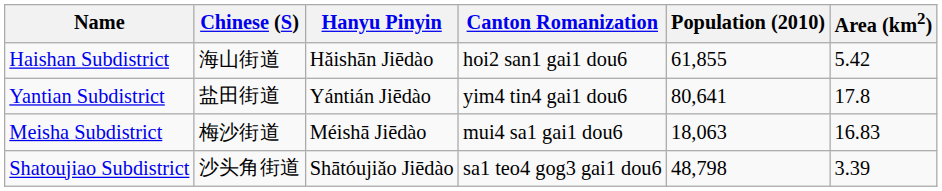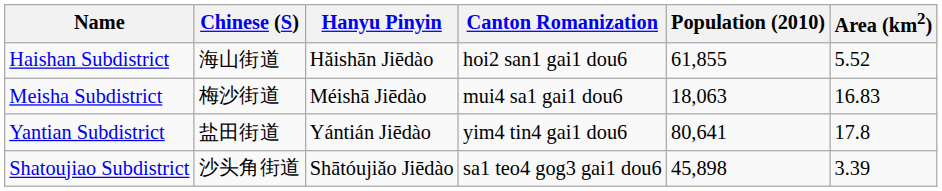(852, 60) 5.42 -> (852, 60) 5.52
rows swapped: (87, 96) <-> (86, 132)
(699, 168) 48,798 -> (699, 168) 45,898
